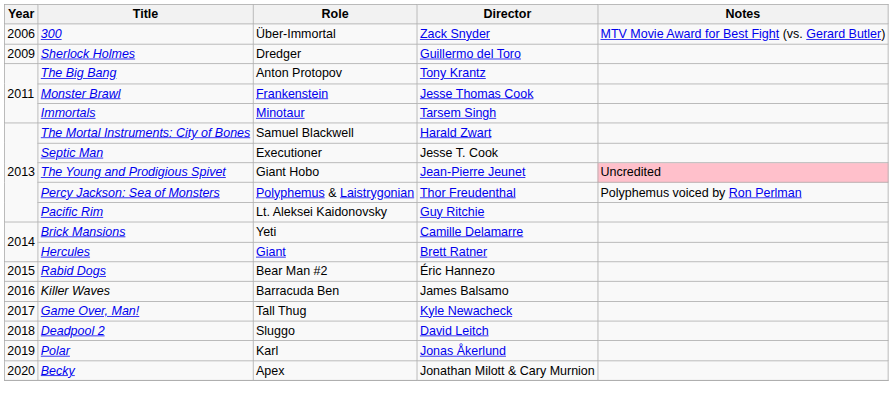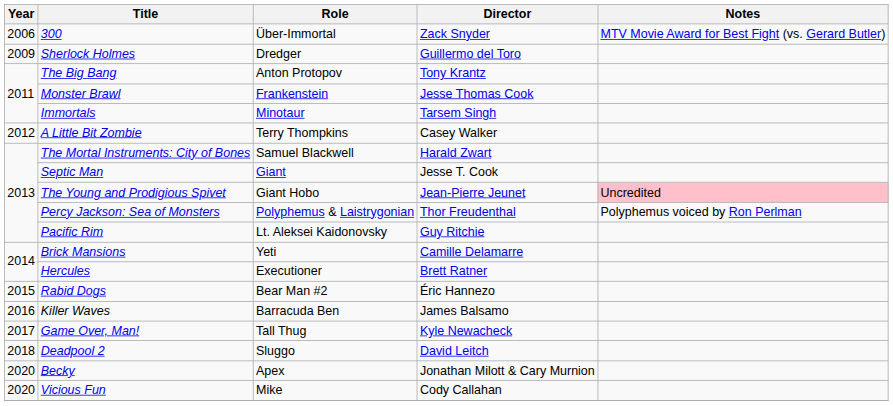+ row: (91, 133)
(289, 152) Executioner -> (271, 172) Giant
(271, 251) Giant -> (289, 271) Executioner
- row: (55, 350)
+ row: (73, 390)
